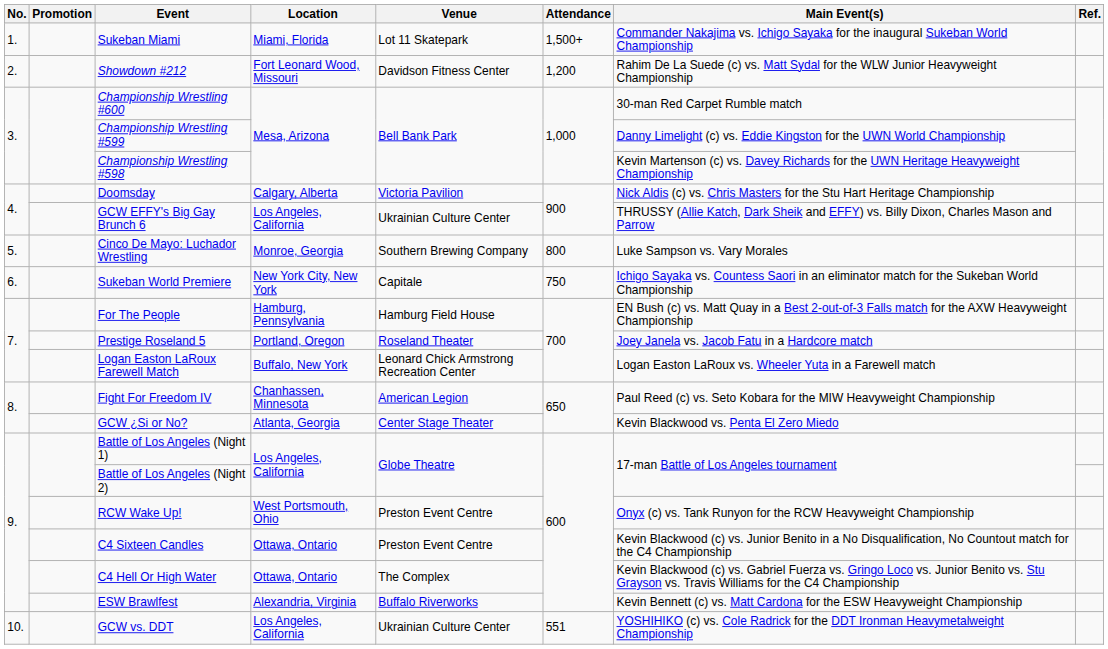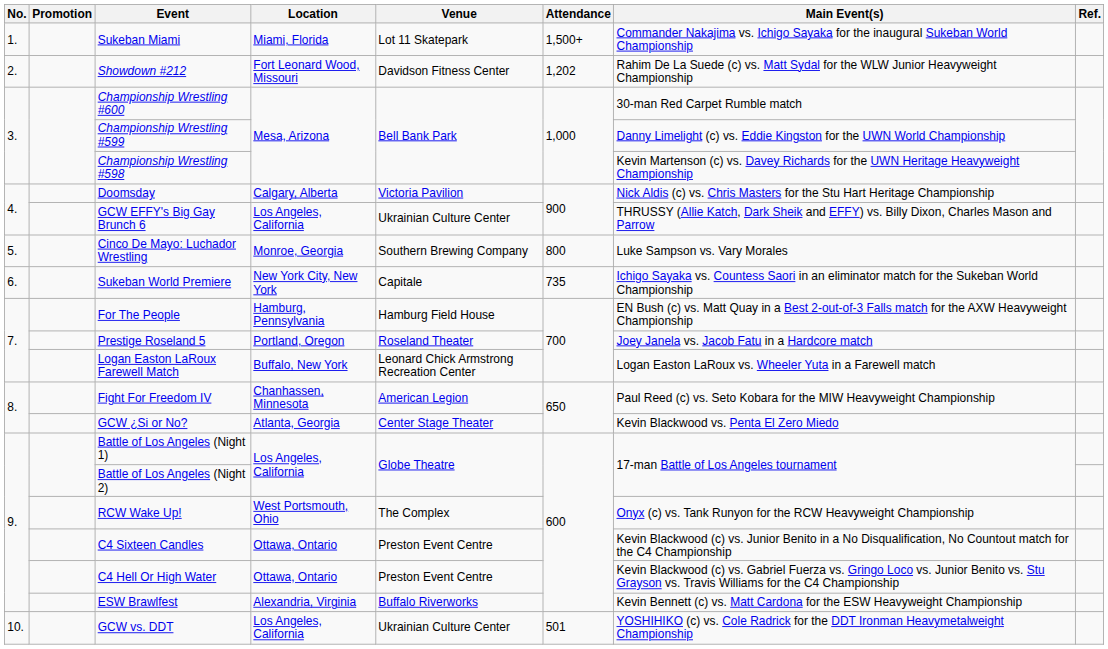(561, 71) 1,200 -> (561, 71) 1,202
(556, 282) 750 -> (556, 282) 735
(436, 512) Preston Event Centre -> (414, 512) The Complex
(414, 577) The Complex -> (436, 577) Preston Event Centre
(556, 627) 551 -> (556, 627) 501
